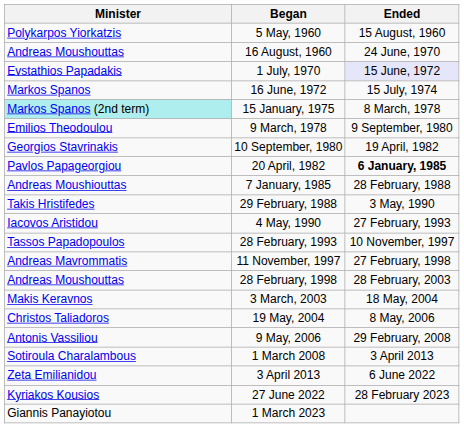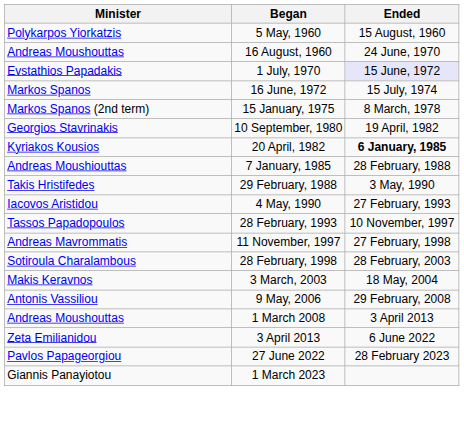(78, 109) paleturquoise background -> (78, 109) no background
- row: (288, 128)
(64, 166) Pavlos Papageorgiou -> (53, 147) Kyriakos Kousios
(66, 280) Andreas Moushouttas -> (72, 261) Sotiroula Charalambous
- row: (288, 318)
(72, 356) Sotiroula Charalambous -> (66, 318) Andreas Moushouttas
(53, 394) Kyriakos Kousios -> (64, 356) Pavlos Papageorgiou
